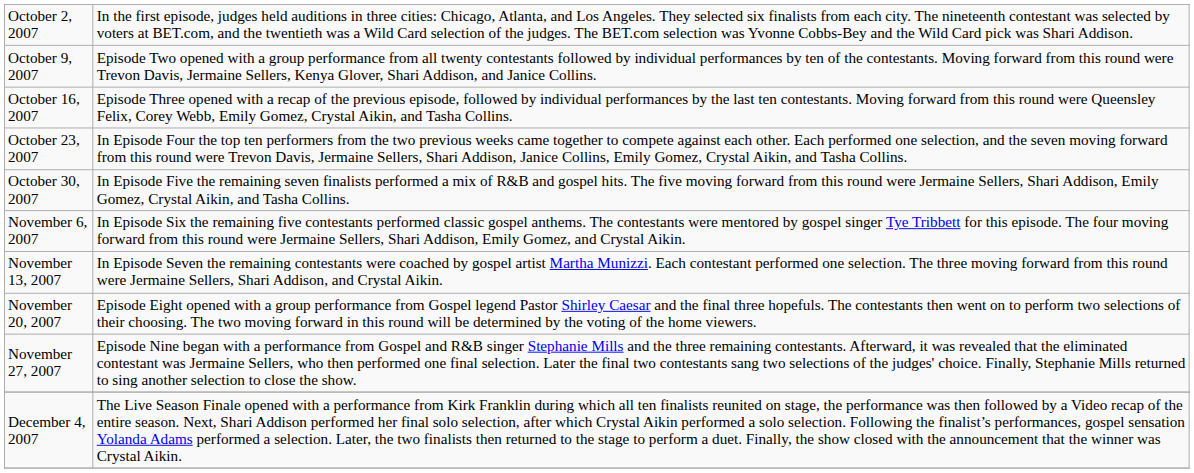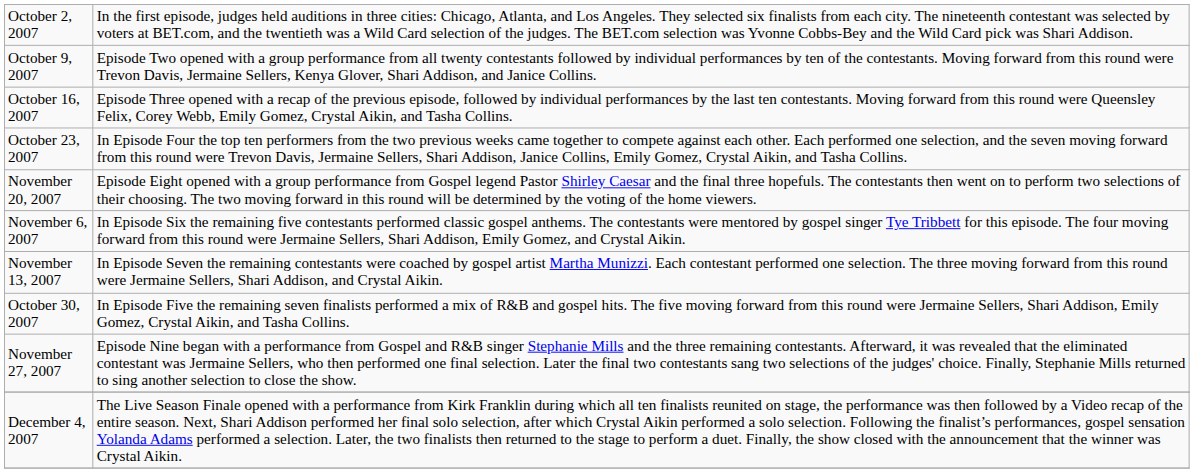rows swapped: (44, 189) <-> (40, 313)
